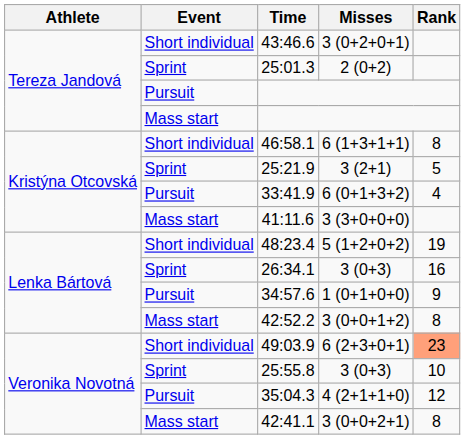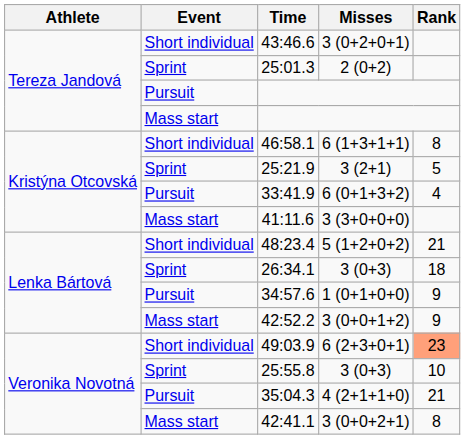(437, 245) 19 -> (437, 245) 21
(437, 270) 16 -> (437, 270) 18
(437, 321) 8 -> (437, 321) 9
(437, 396) 12 -> (437, 396) 21
